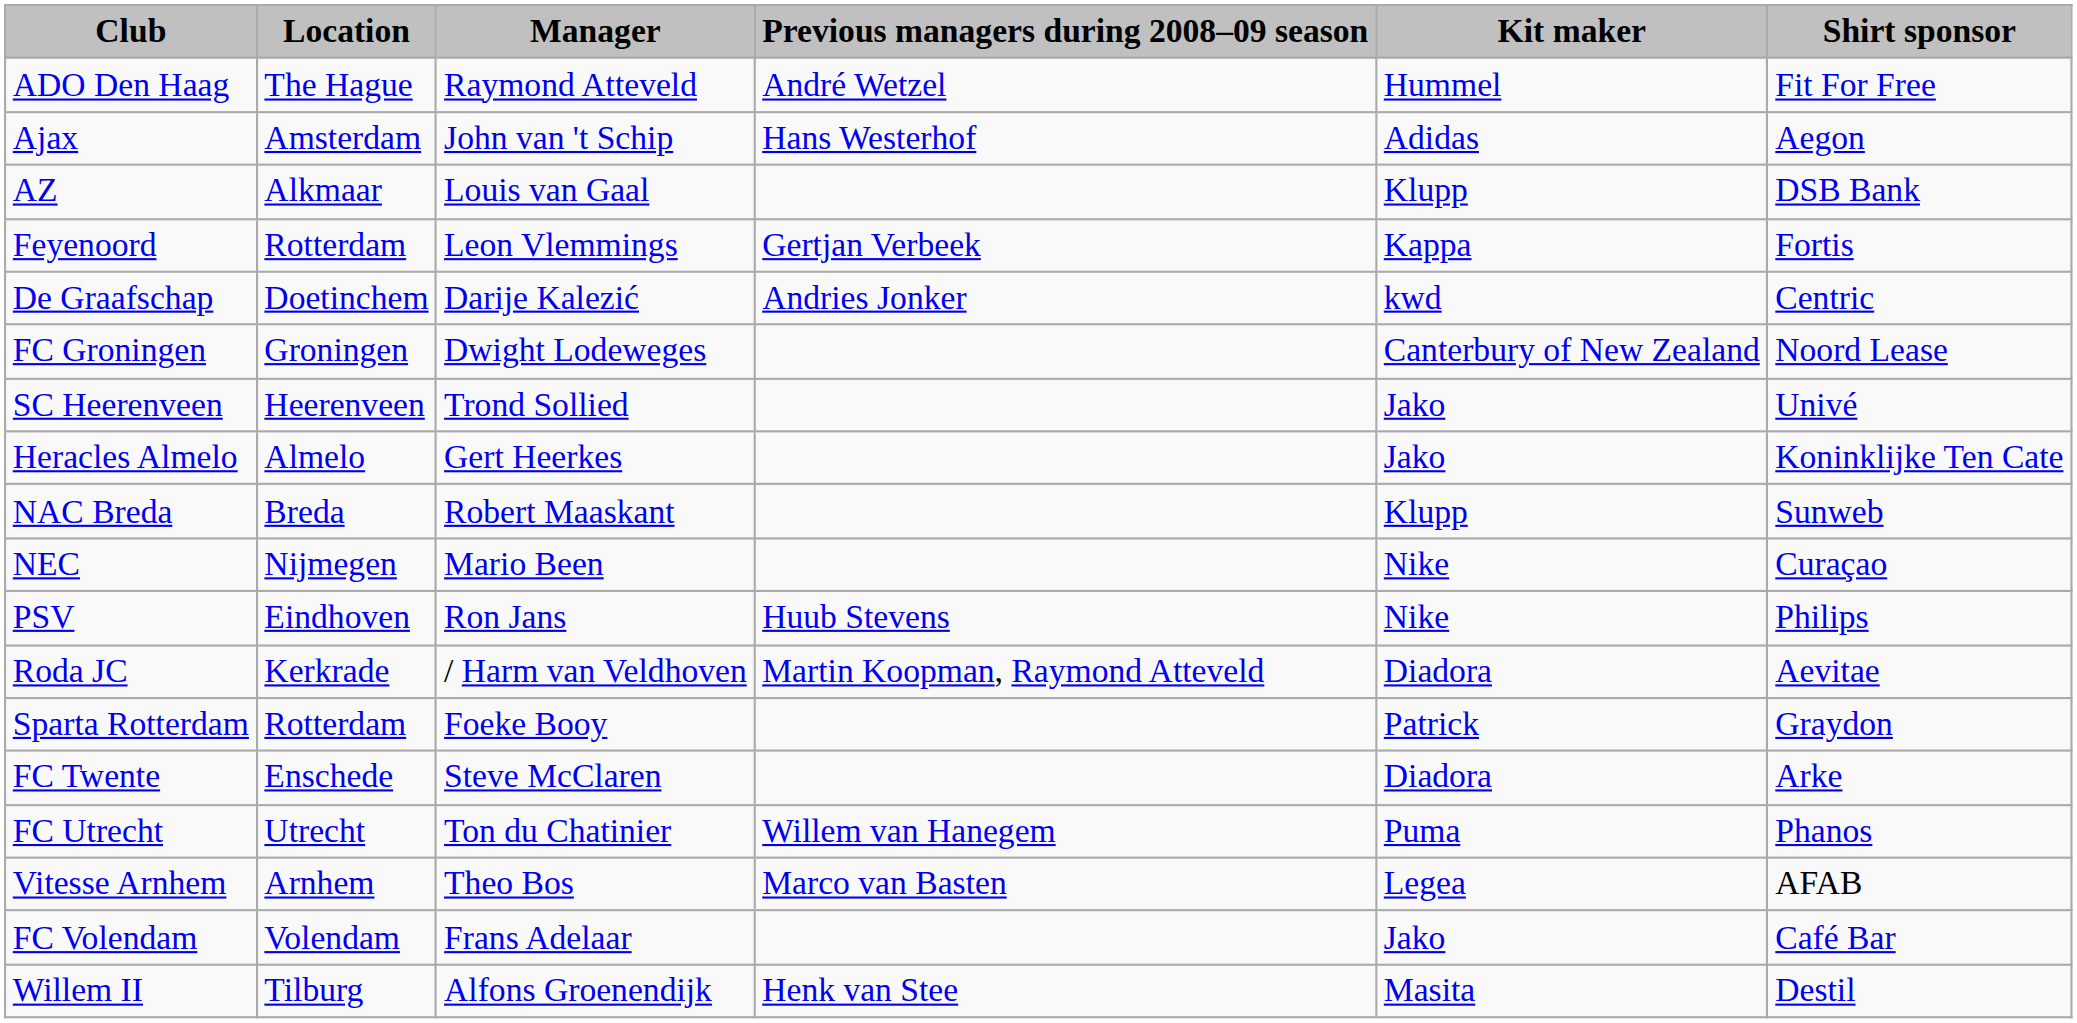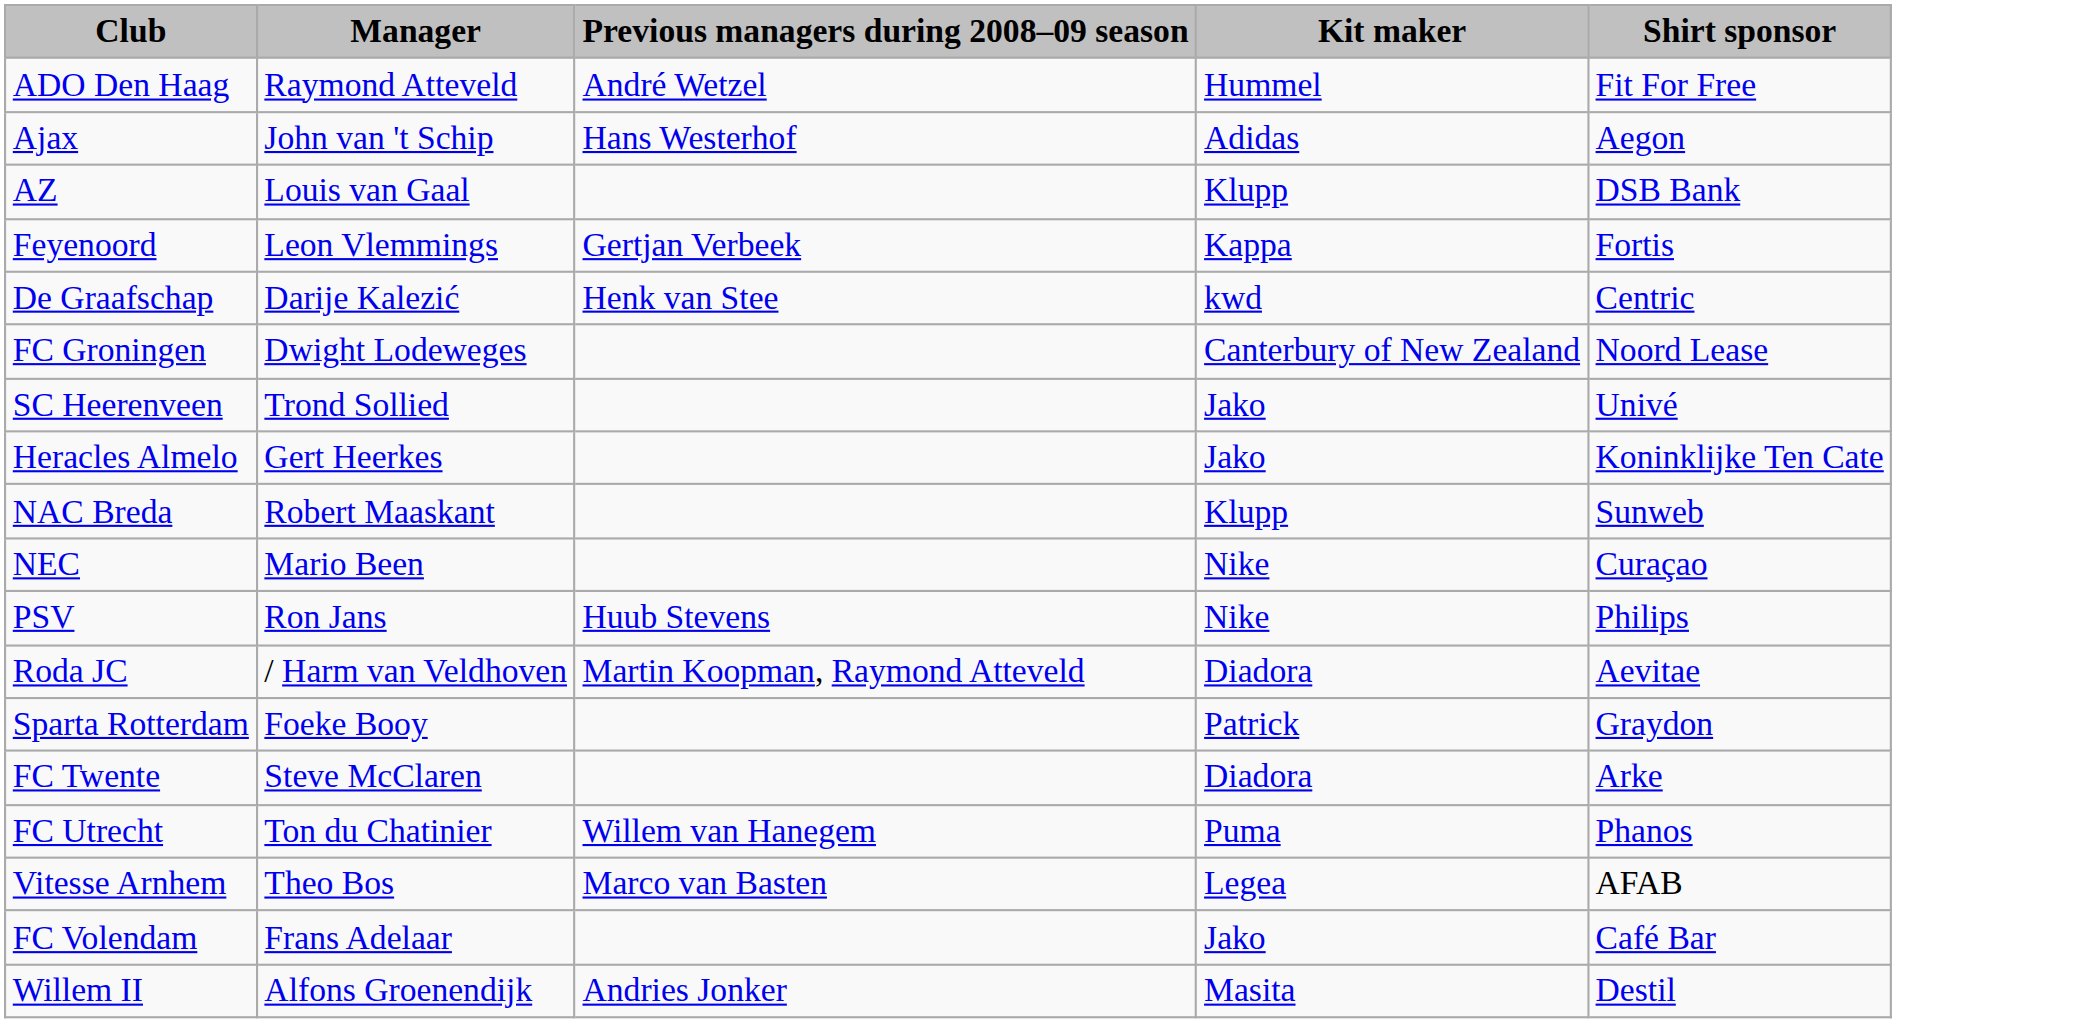- column: (346, 31)
(864, 297) Andries Jonker -> (680, 297) Henk van Stee
(860, 990) Henk van Stee -> (685, 990) Andries Jonker
